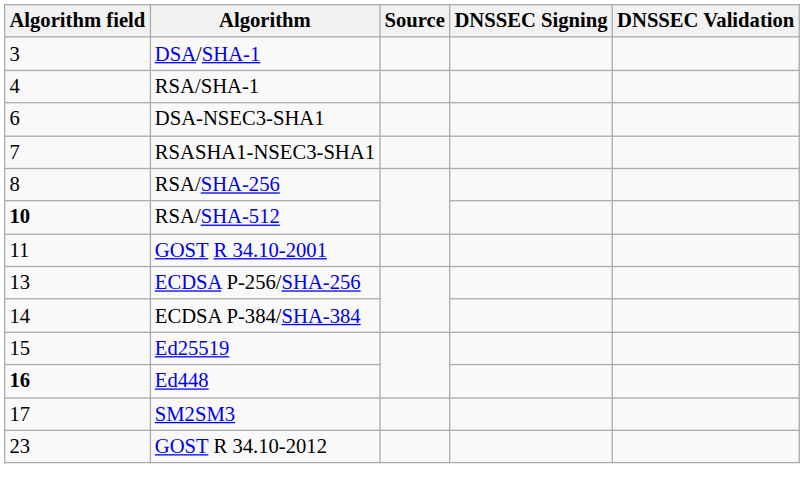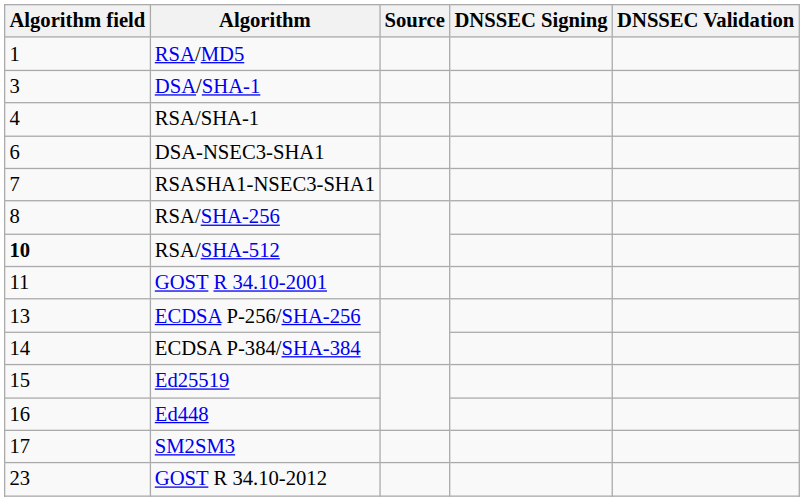+ row: (200, 53)
(20, 380) bold -> (20, 413) normal
